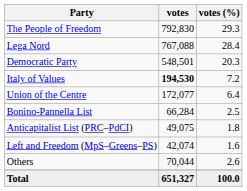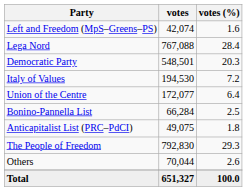rows swapped: (54, 29) <-> (82, 145)
(178, 79) bold -> (178, 79) normal
